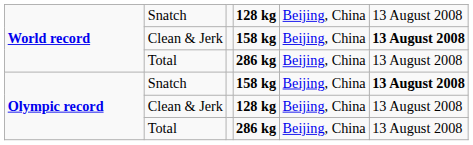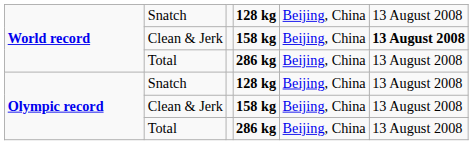(256, 83) 158 kg -> (256, 83) 128 kg
(419, 83) bold -> (417, 83) normal
(256, 106) 128 kg -> (256, 106) 158 kg
